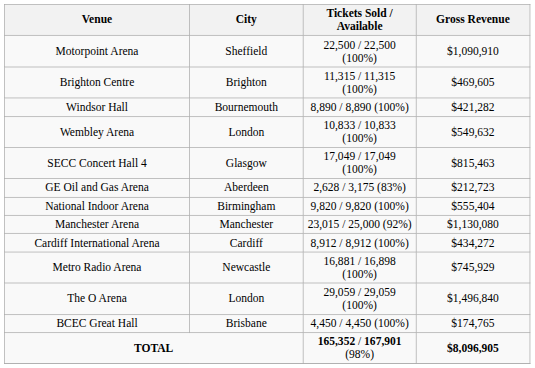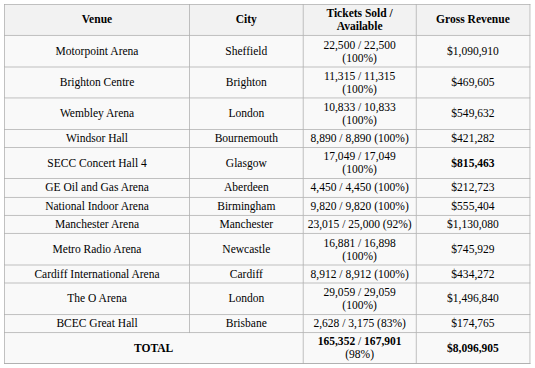rows swapped: (97, 107) <-> (97, 132)
(473, 163) normal -> (473, 163) bold
(360, 188) 2,628 / 3,175 (83%) -> (360, 188) 4,450 / 4,450 (100%)
rows swapped: (97, 267) <-> (97, 242)
(360, 323) 4,450 / 4,450 (100%) -> (360, 323) 2,628 / 3,175 (83%)
